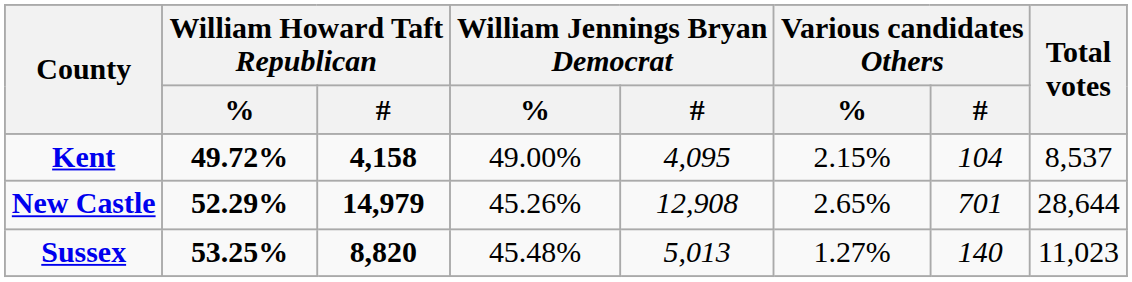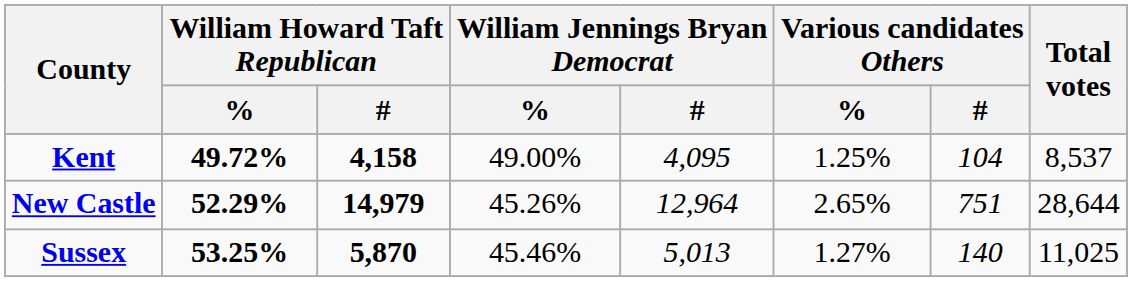(852, 156) 2.15% -> (852, 156) 1.25%
(697, 204) 12,908 -> (697, 204) 12,964
(980, 204) 701 -> (980, 204) 751
(383, 251) 8,820 -> (383, 251) 5,870
(535, 251) 45.48% -> (535, 251) 45.46%
(1078, 251) 11,023 -> (1078, 251) 11,025
